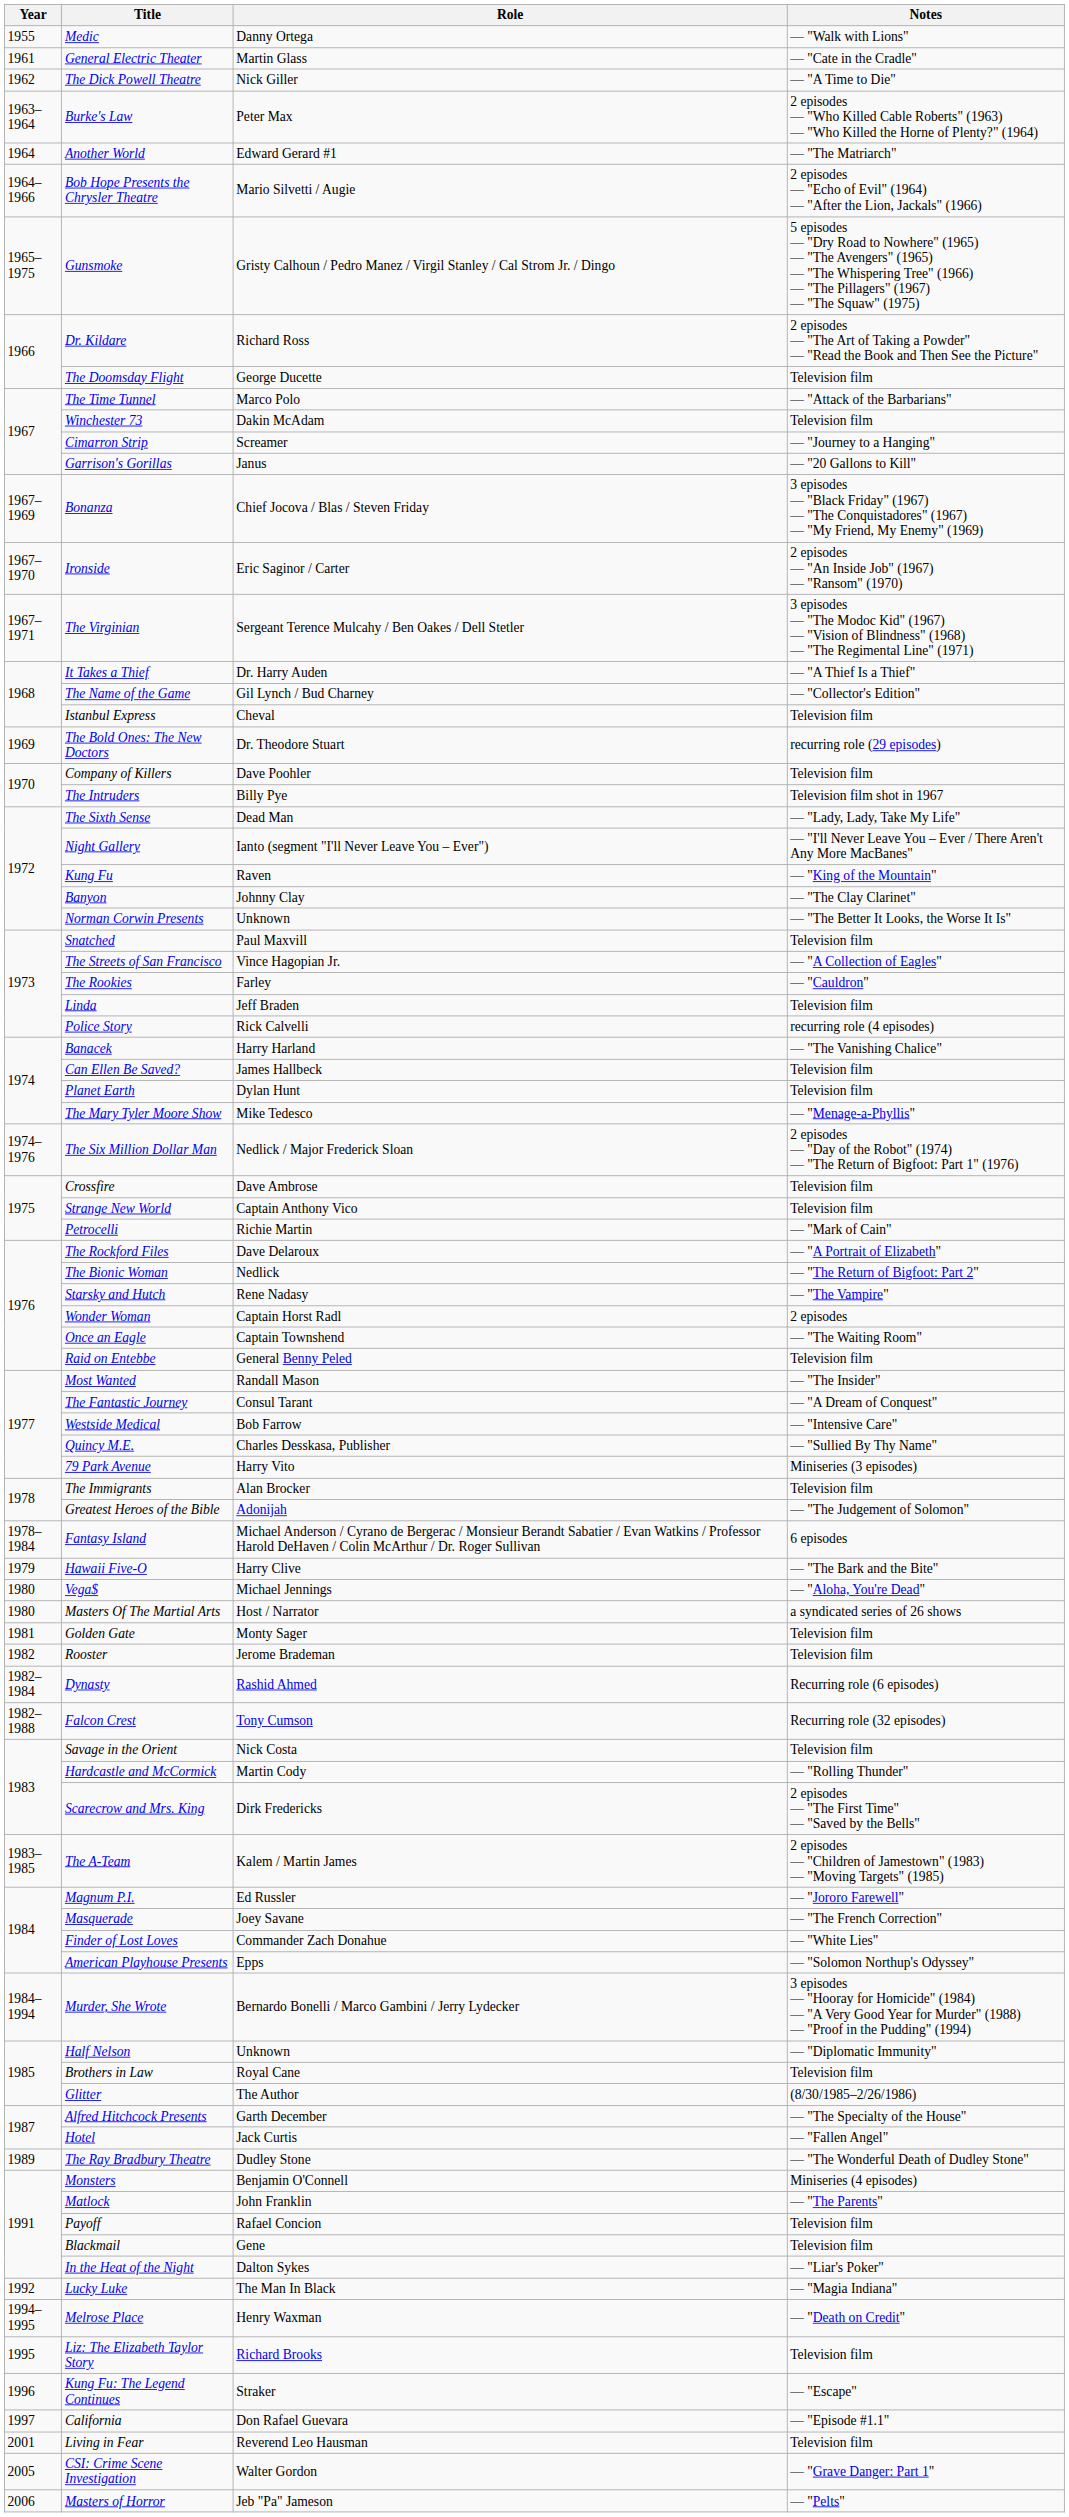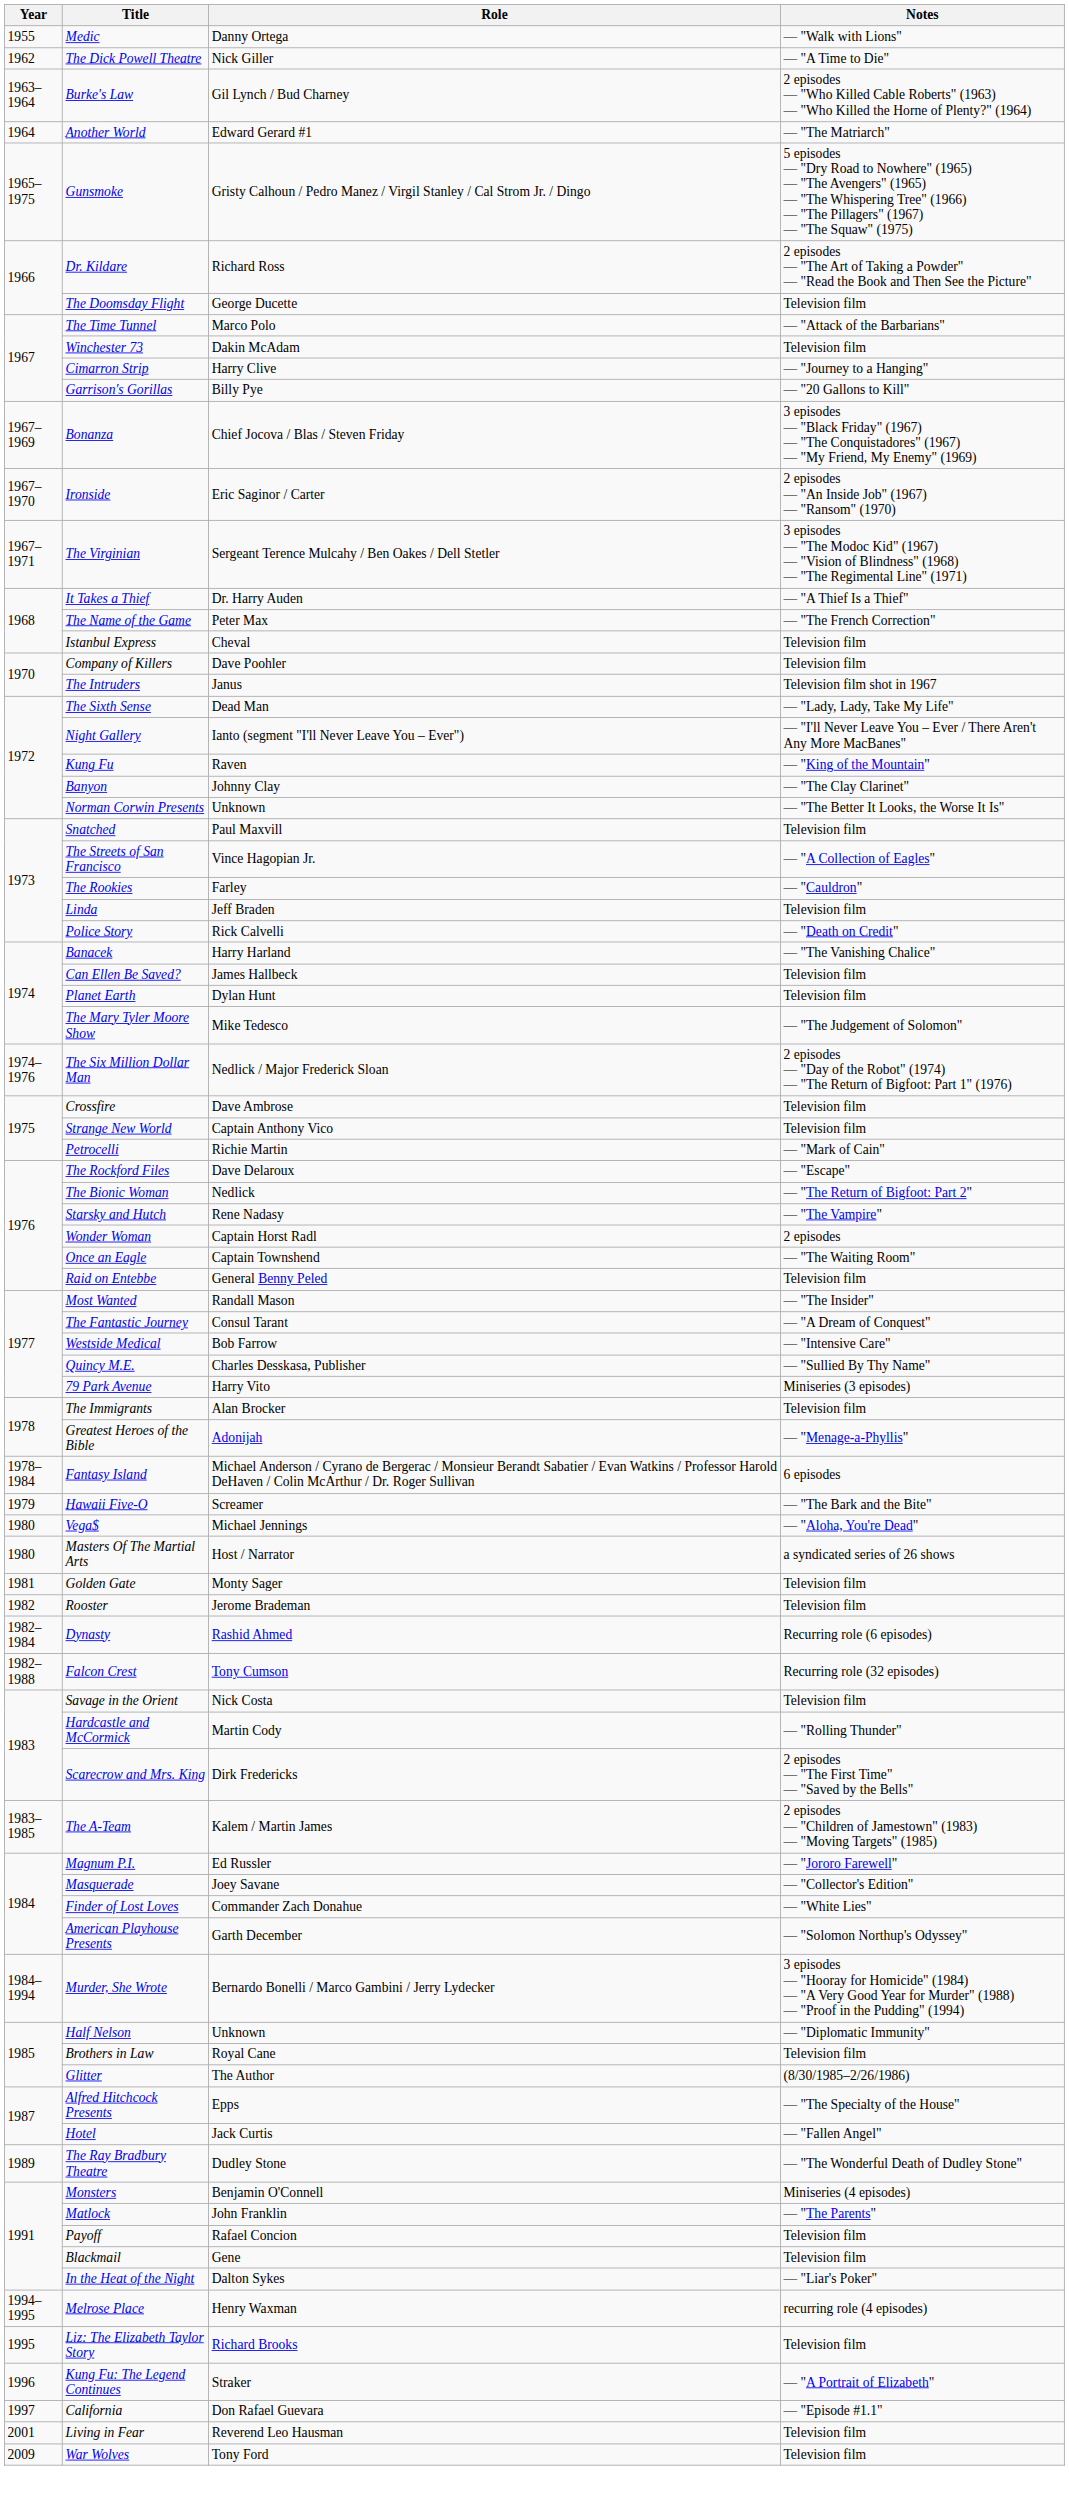- row: (133, 58)
(264, 116) Peter Max -> (280, 95) Gil Lynch / Bud Charney
- row: (127, 190)
(262, 442) Screamer -> (244, 368) Harry Clive
(251, 463) Janus -> (237, 390) Billy Pye
(305, 694) Gil Lynch / Bud Charney -> (240, 620) Peter Max
(855, 694) — "Collector's Edition" -> (859, 620) — "The French Correction"
- row: (133, 745)
(262, 795) Billy Pye -> (227, 685) Janus
(862, 1026) recurring role (4 episodes) -> (841, 931) — "Death on Credit"
(853, 1113) — "Menage-a-Phyllis" -> (873, 1025) — "The Judgement of Solomon"
(866, 1251) — "A Portrait of Elizabeth" -> (817, 1171) — "Escape"
(880, 1510) — "The Judgement of Solomon" -> (846, 1437) — "Menage-a-Phyllis"
(269, 1568) Harry Clive -> (237, 1504) Screamer
(866, 1919) — "The French Correction" -> (848, 1885) — "Collector's Edition"
(250, 1962) Epps -> (257, 1936) Garth December
(281, 2116) Garth December -> (225, 2105) Epps
- row: (96, 2288)
(848, 2318) — "Death on Credit" -> (855, 2308) recurring role (4 episodes)
(824, 2391) — "Escape" -> (859, 2382) — "A Portrait of Elizabeth"
- row: (114, 2471)
- row: (115, 2501)
+ row: (97, 2454)
